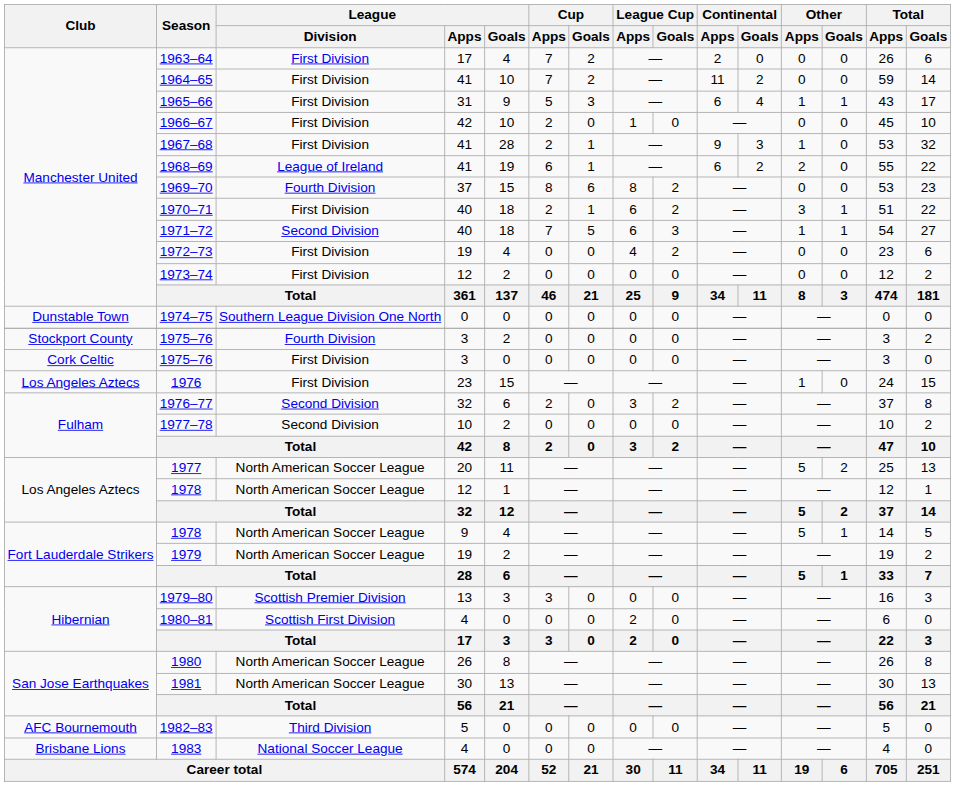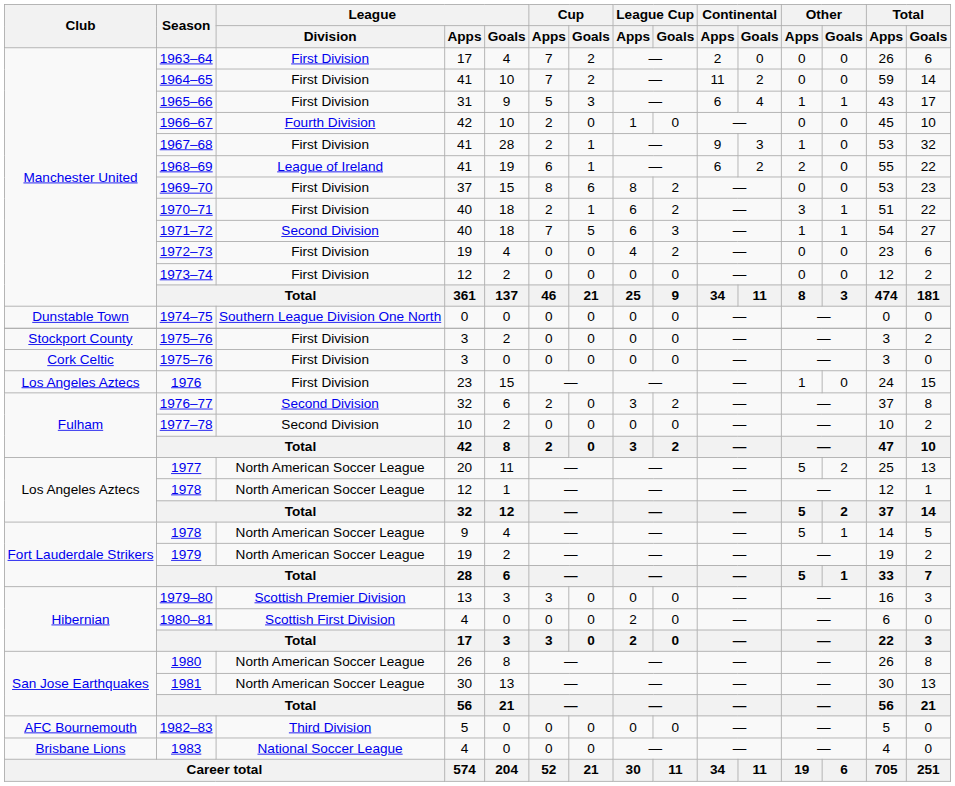(330, 123) First Division -> (330, 123) Fourth Division
(330, 187) Fourth Division -> (330, 187) First Division
(330, 338) Fourth Division -> (330, 338) First Division
